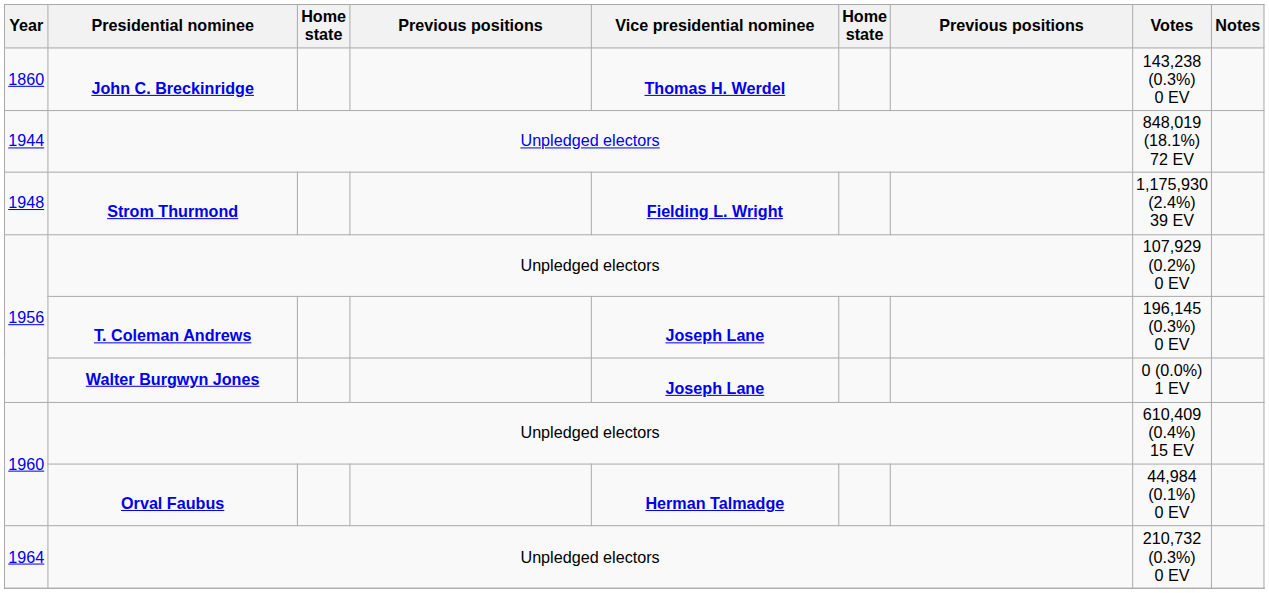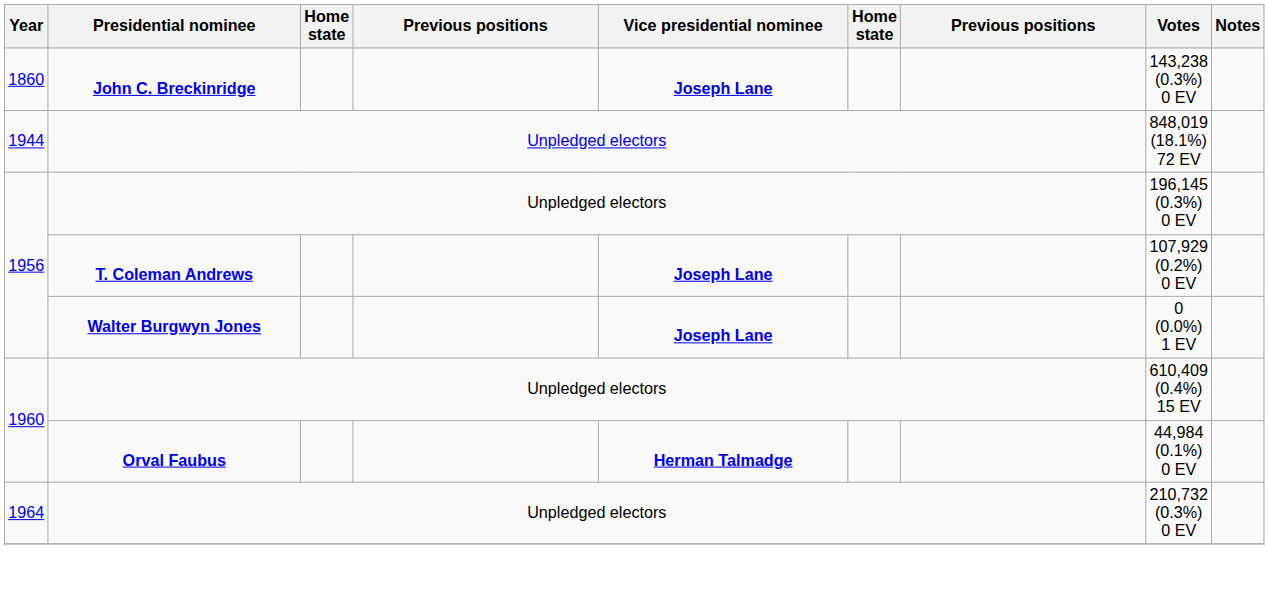(715, 88) Thomas H. Werdel -> (723, 88) Joseph Lane
- row: (26, 203)
(1172, 265) 107,929 (0.2%) 0 EV -> (1179, 203) 196,145 (0.3%) 0 EV
(1172, 327) 196,145 (0.3%) 0 EV -> (1179, 265) 107,929 (0.2%) 0 EV
